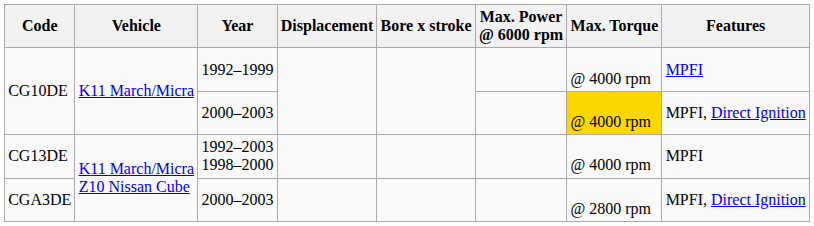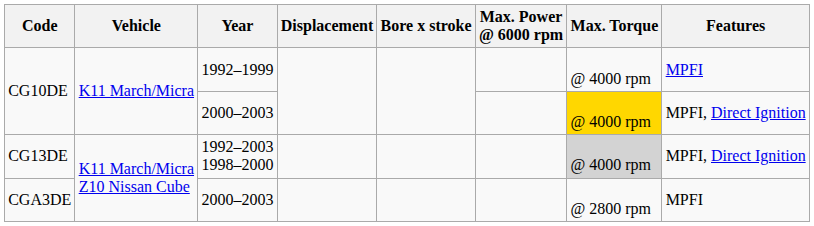(611, 165) no background -> (611, 165) lightgrey background
(684, 156) MPFI -> (736, 156) MPFI, Direct Ignition
(736, 199) MPFI, Direct Ignition -> (684, 199) MPFI
